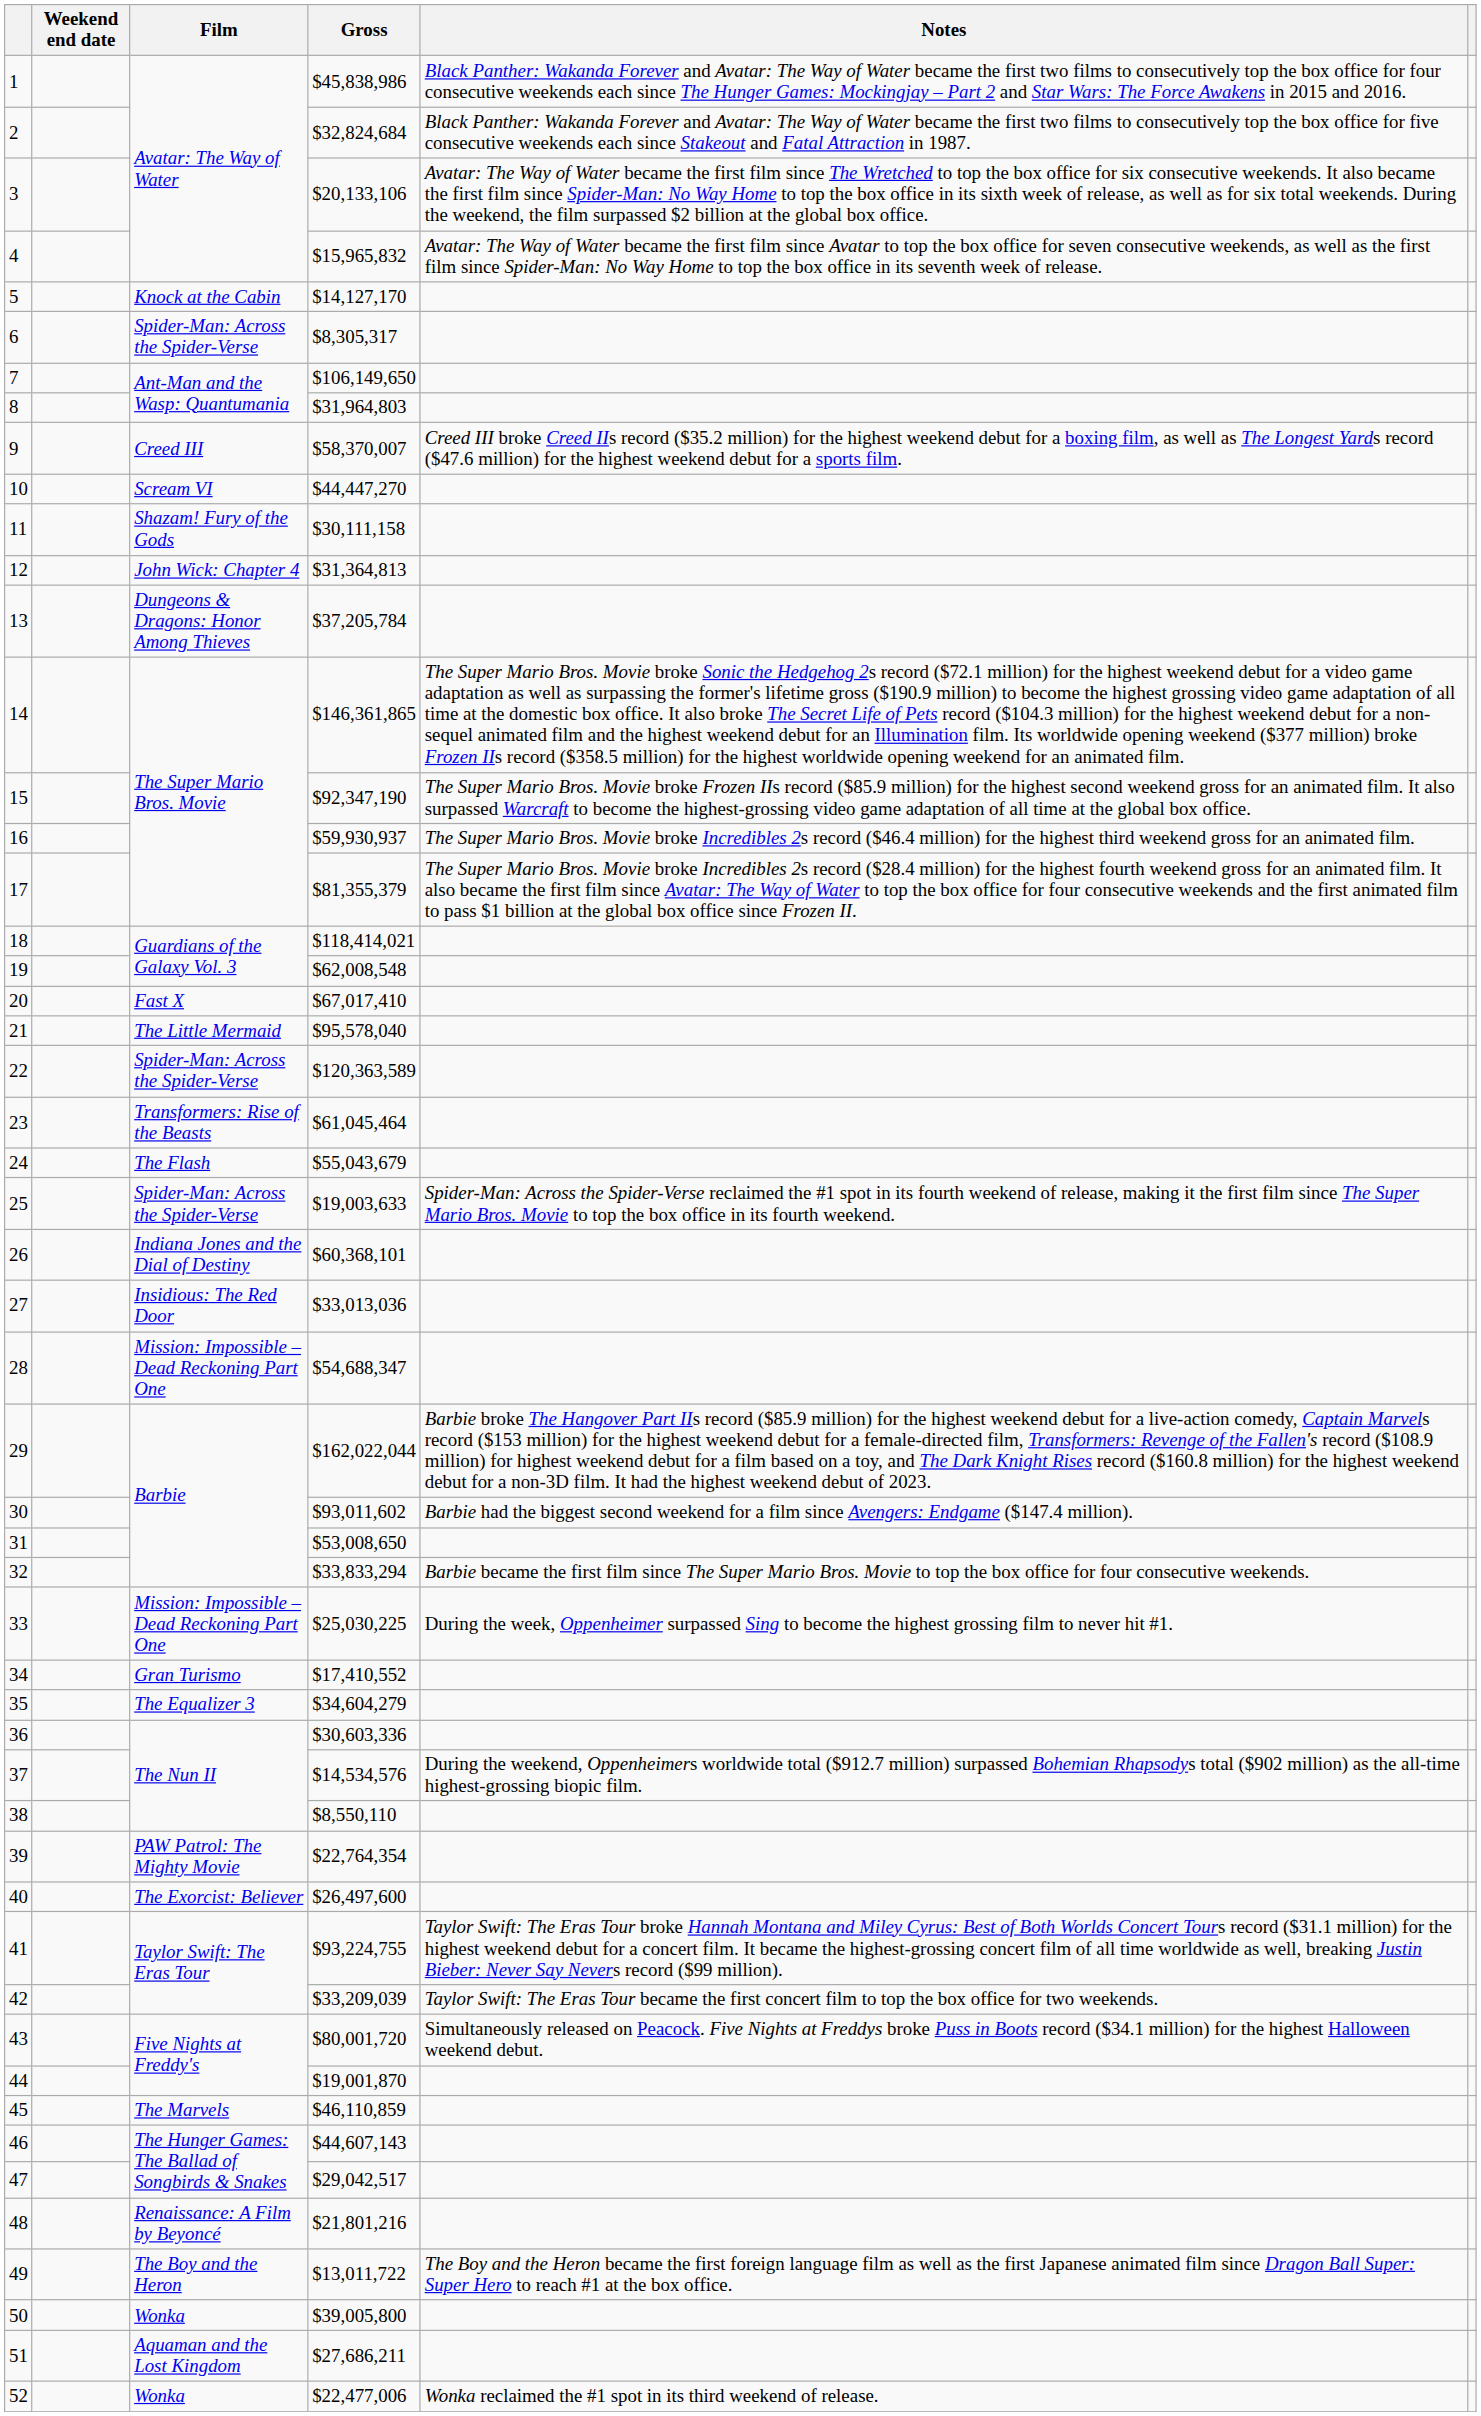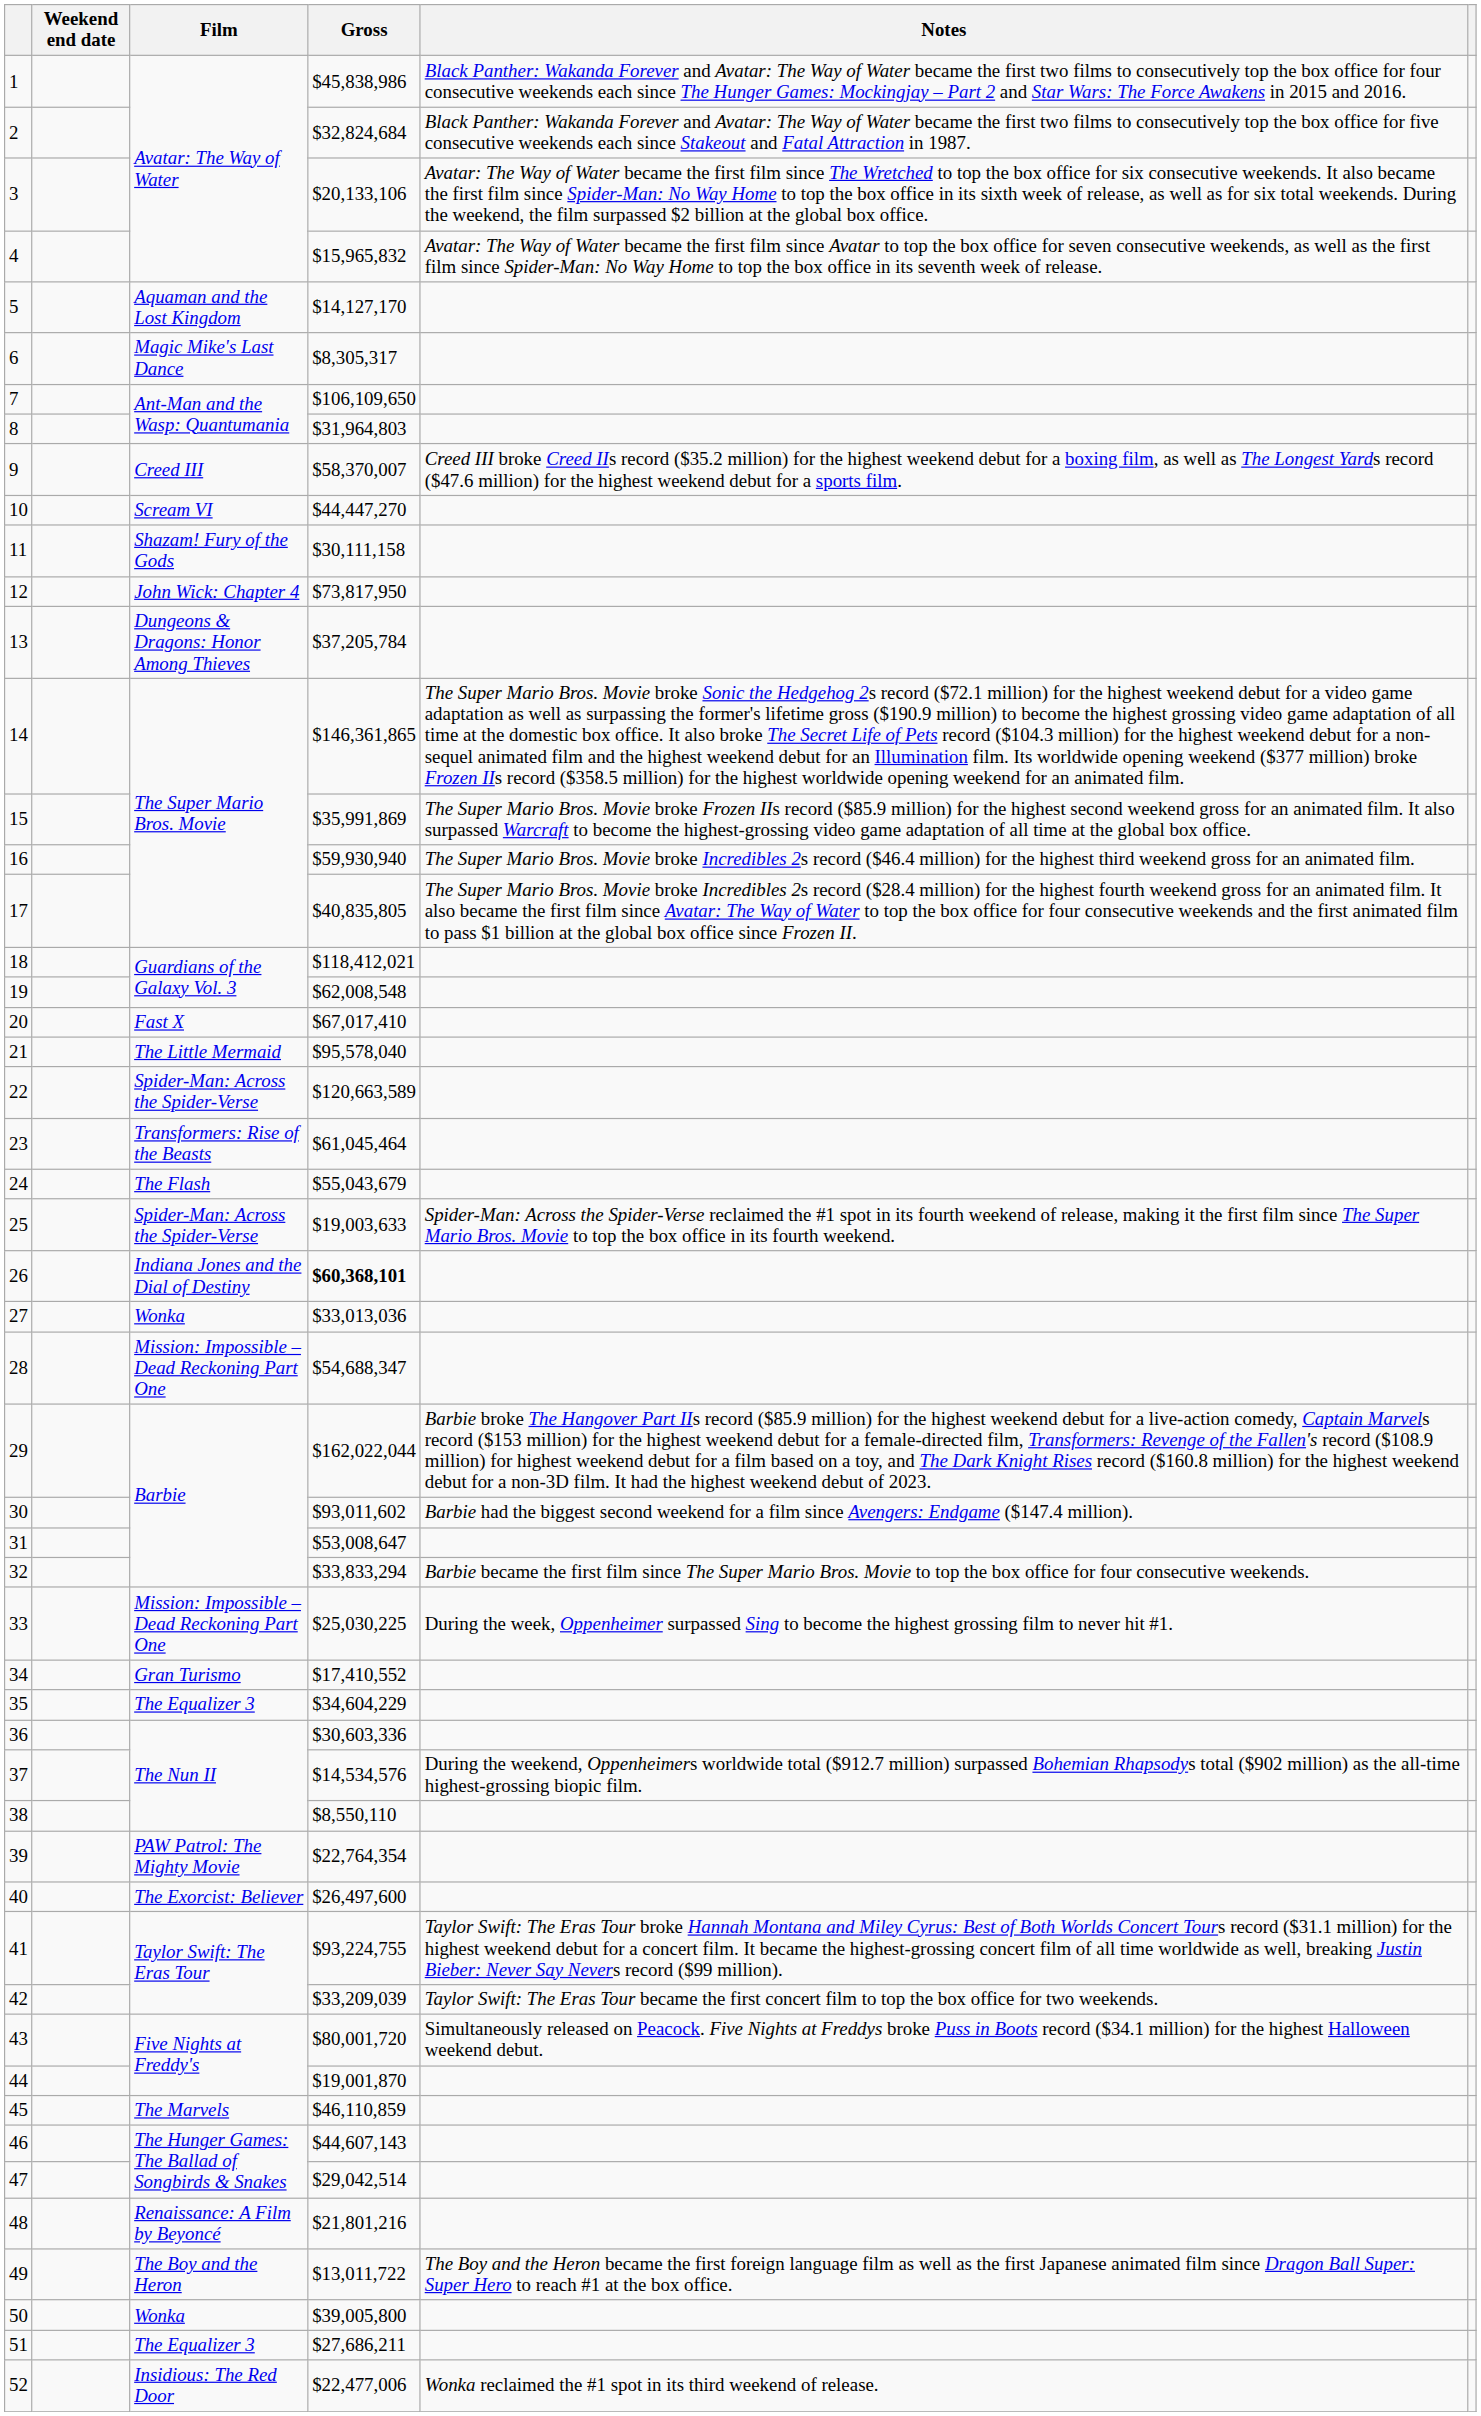(207, 296) Knock at the Cabin -> (201, 307) Aquaman and the Lost Kingdom
(210, 337) Spider-Man: Across the Spider-Verse -> (204, 358) Magic Mike's Last Dance
(364, 377) $106,149,650 -> (364, 398) $106,109,650
(359, 569) $31,364,813 -> (359, 591) $73,817,950
(359, 797) $92,347,190 -> (359, 819) $35,991,869
(359, 838) $59,930,937 -> (359, 859) $59,930,940
(359, 889) $81,355,379 -> (359, 910) $40,835,805
(364, 940) $118,414,021 -> (364, 961) $118,412,021
(364, 1071) $120,363,589 -> (364, 1092) $120,663,589
(359, 1254) normal -> (359, 1275) bold
(205, 1305) Insidious: The Red Door -> (160, 1316) Wonka
(359, 1542) $53,008,650 -> (359, 1542) $53,008,647
(359, 1704) $34,604,279 -> (359, 1704) $34,604,229
(359, 2179) $29,042,517 -> (359, 2179) $29,042,514
(201, 2355) Aquaman and the Lost Kingdom -> (194, 2344) The Equalizer 3
(160, 2396) Wonka -> (205, 2385) Insidious: The Red Door
